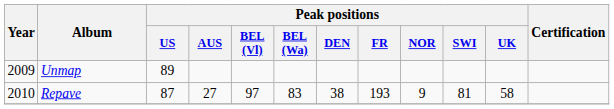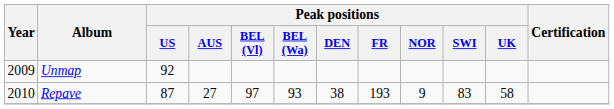(167, 71) 89 -> (167, 71) 92
(295, 93) 83 -> (295, 93) 93
(465, 93) 81 -> (465, 93) 83
